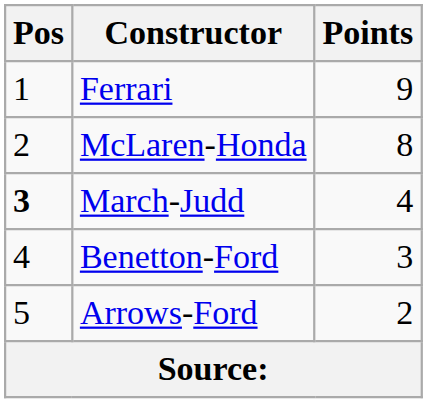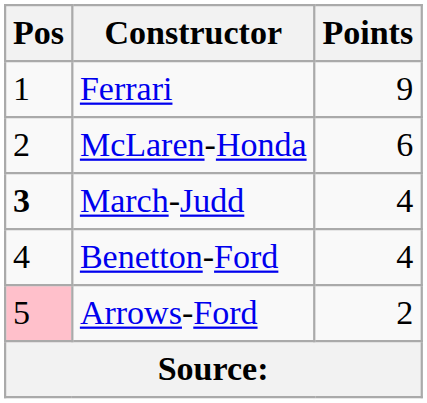(405, 145) 8 -> (405, 145) 6
(405, 257) 3 -> (405, 257) 4
(22, 313) no background -> (22, 313) pink background
